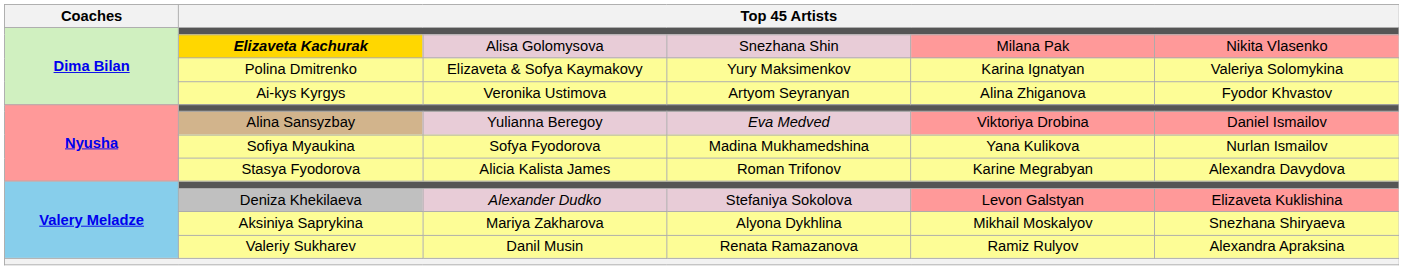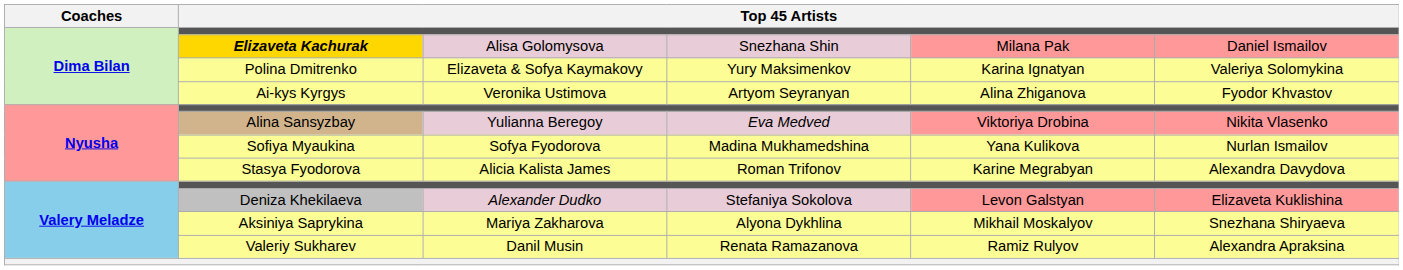(1277, 46) Nikita Vlasenko -> (1277, 46) Daniel Ismailov
(1277, 123) Daniel Ismailov -> (1277, 123) Nikita Vlasenko
